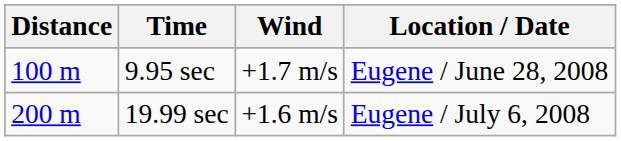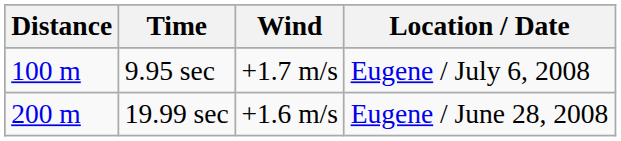(479, 69) Eugene / June 28, 2008 -> (470, 69) Eugene / July 6, 2008
(470, 113) Eugene / July 6, 2008 -> (479, 113) Eugene / June 28, 2008
